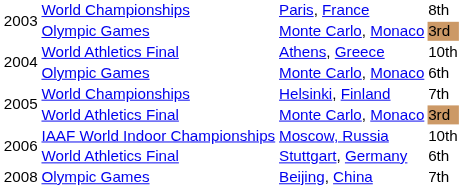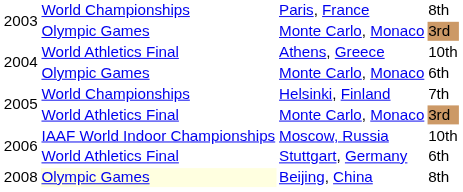(96, 177) no background -> (96, 177) lightyellow background
(439, 177) 7th -> (439, 177) 8th
